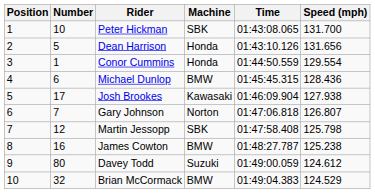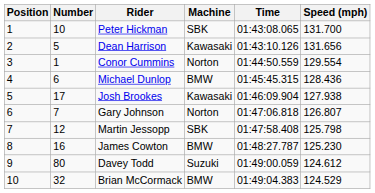(202, 46) Honda -> (209, 46) Kawasaki
(202, 63) Honda -> (203, 63) Norton
(323, 146) 125.238 -> (323, 146) 125.230
